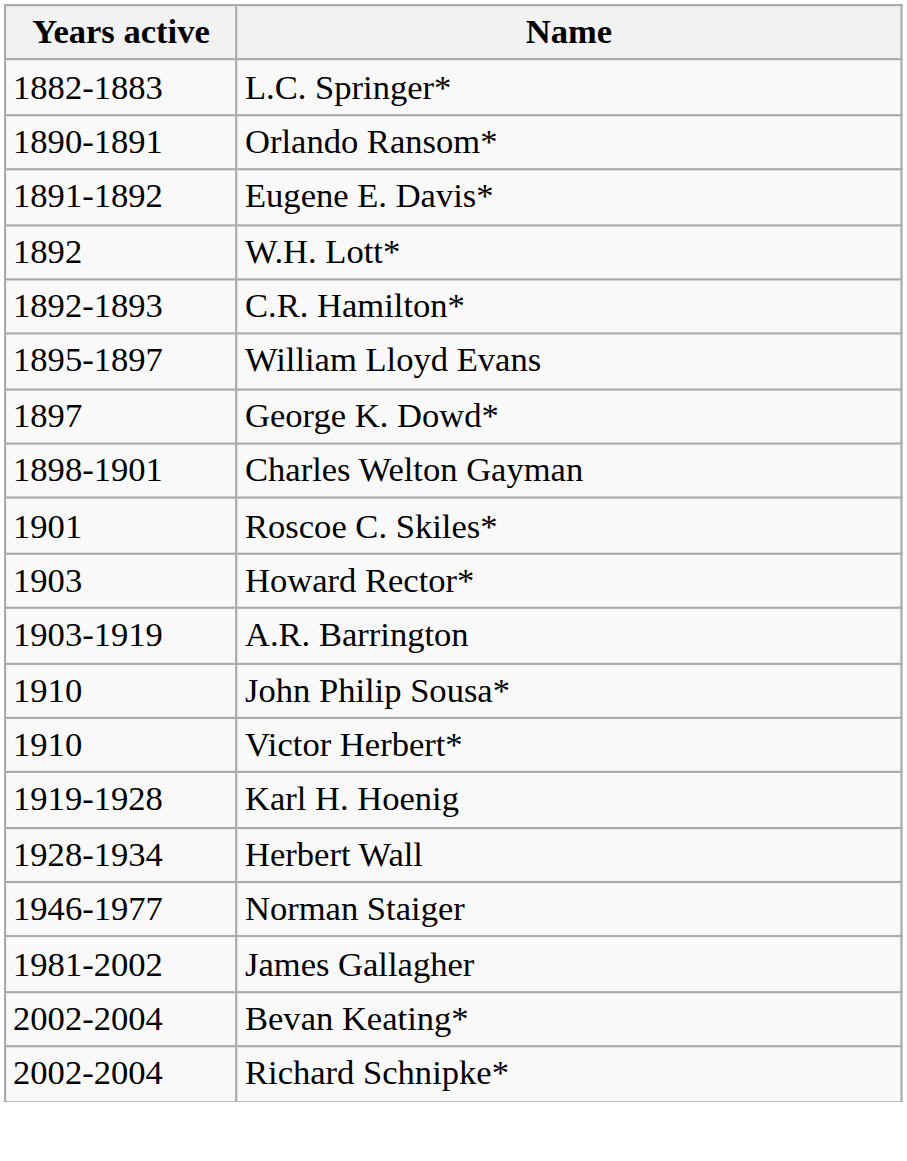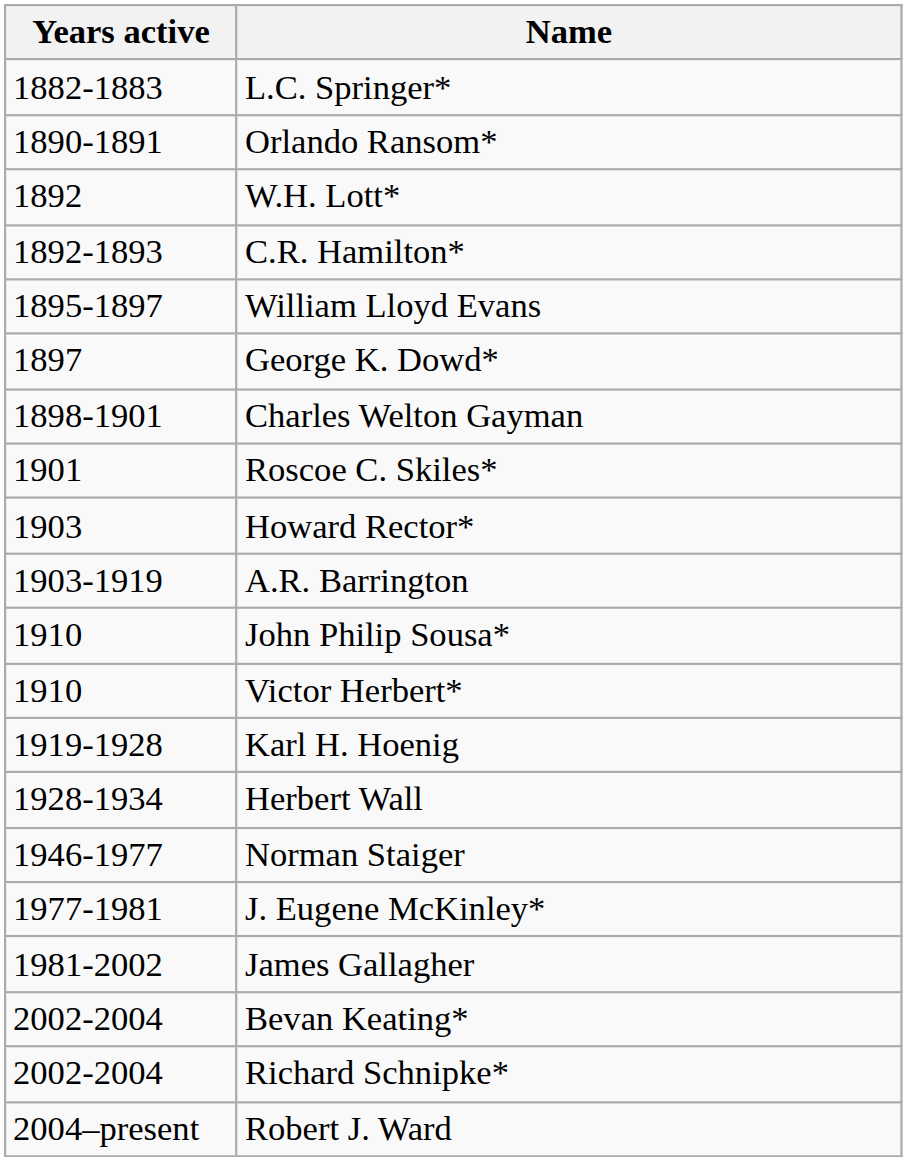- row: (369, 196)
+ row: (395, 908)
+ row: (348, 1128)
